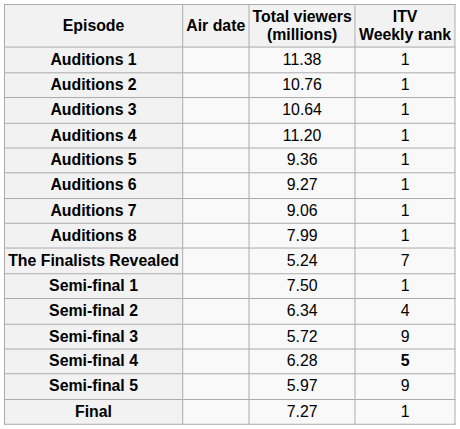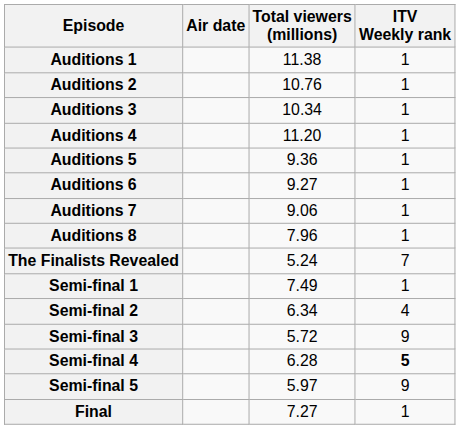(302, 110) 10.64 -> (302, 110) 10.34
(302, 235) 7.99 -> (302, 235) 7.96
(302, 286) 7.50 -> (302, 286) 7.49
